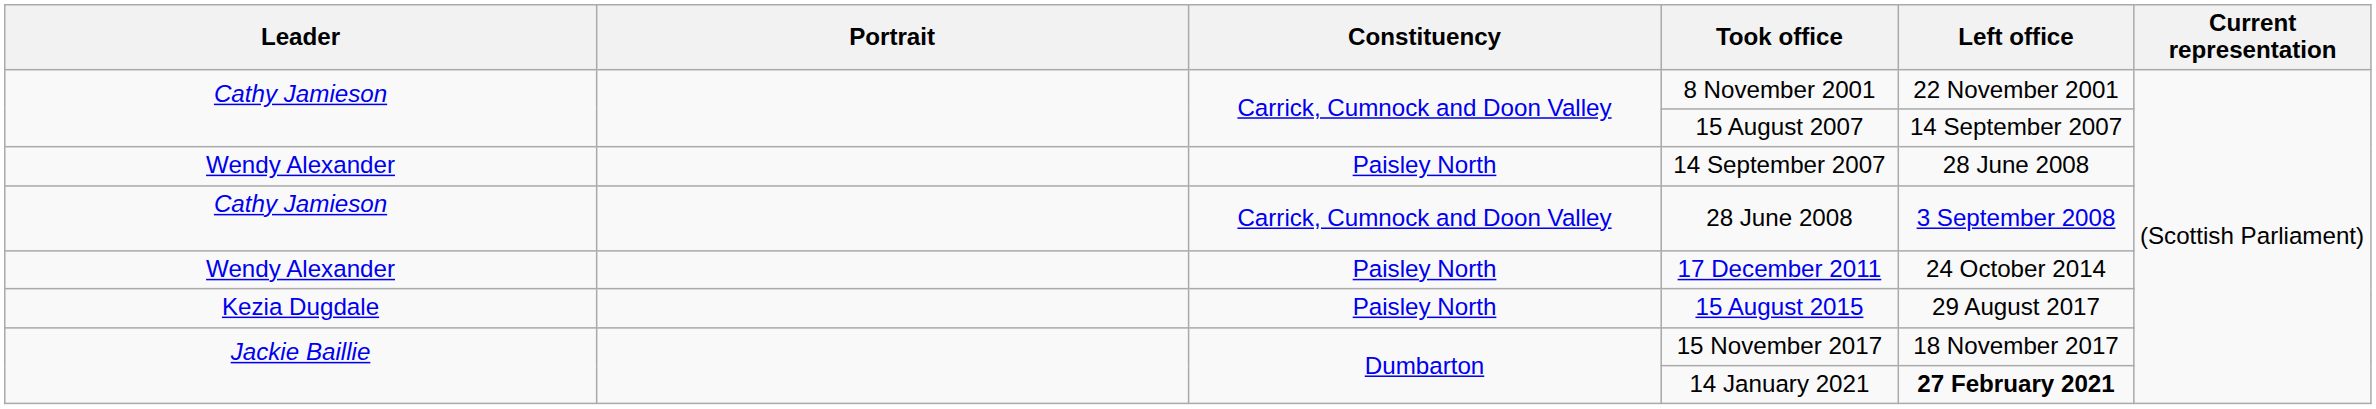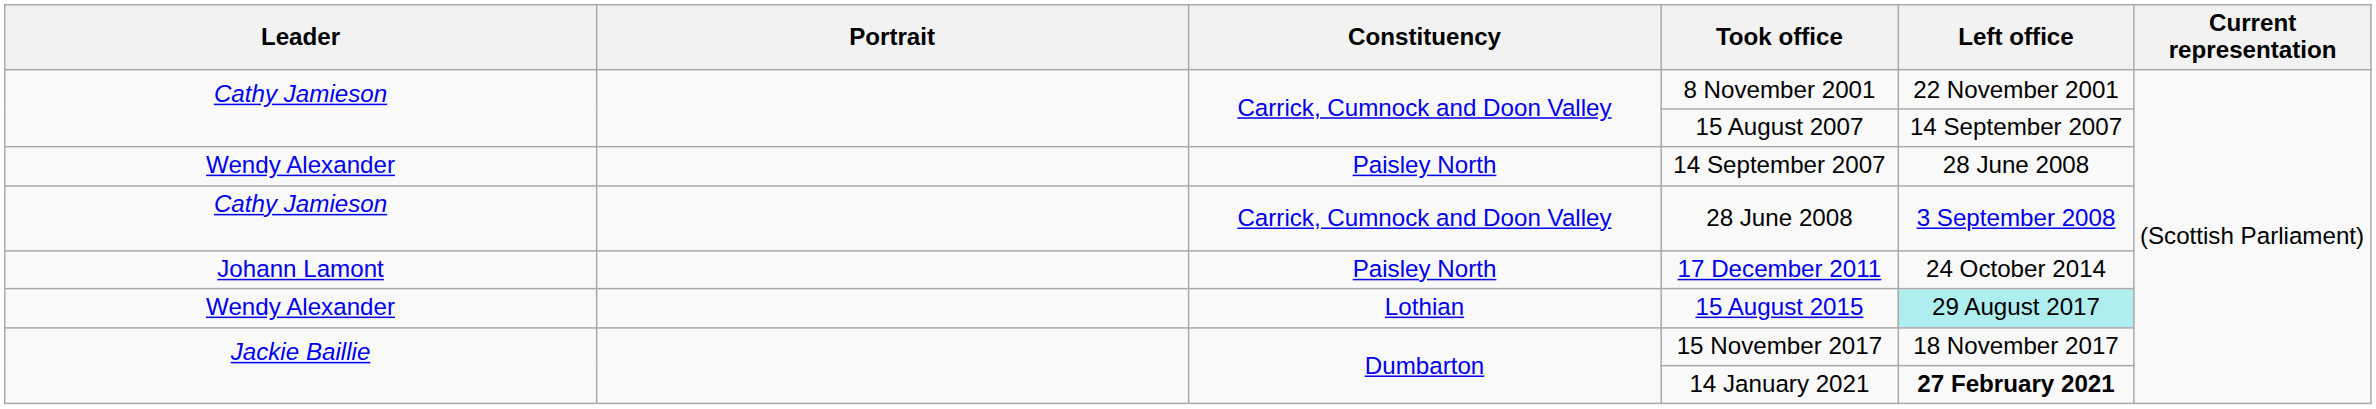(301, 269) Wendy Alexander -> (301, 269) Johann Lamont
(301, 307) Kezia Dugdale -> (301, 307) Wendy Alexander
(1425, 307) Paisley North -> (1425, 307) Lothian
(2016, 307) no background -> (2016, 307) paleturquoise background
